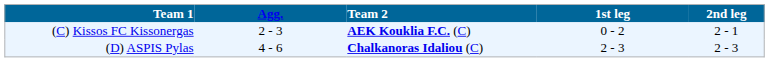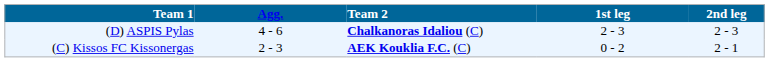rows swapped: (150, 48) <-> (123, 30)
